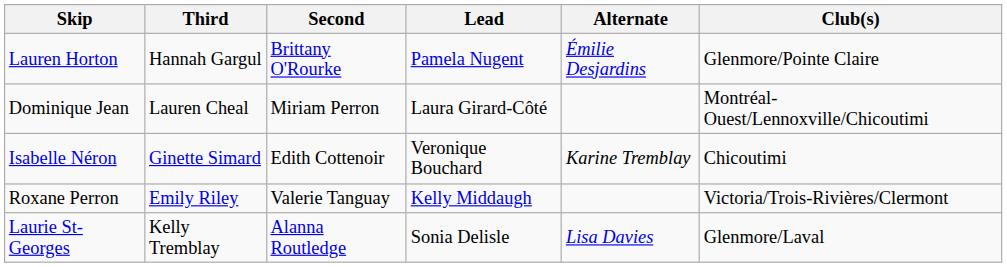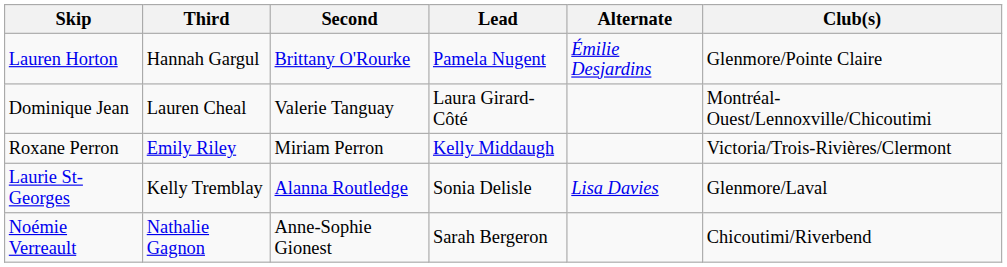(325, 108) Miriam Perron -> (334, 108) Valerie Tanguay
- row: (63, 158)
(330, 197) Valerie Tanguay -> (329, 148) Miriam Perron
+ row: (43, 237)
